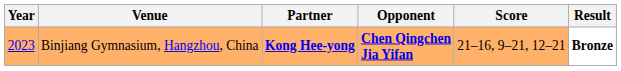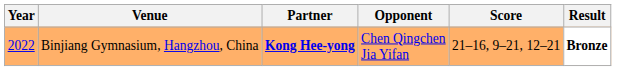(21, 46) 2023 -> (21, 46) 2022
(406, 46) bold -> (403, 46) normal
